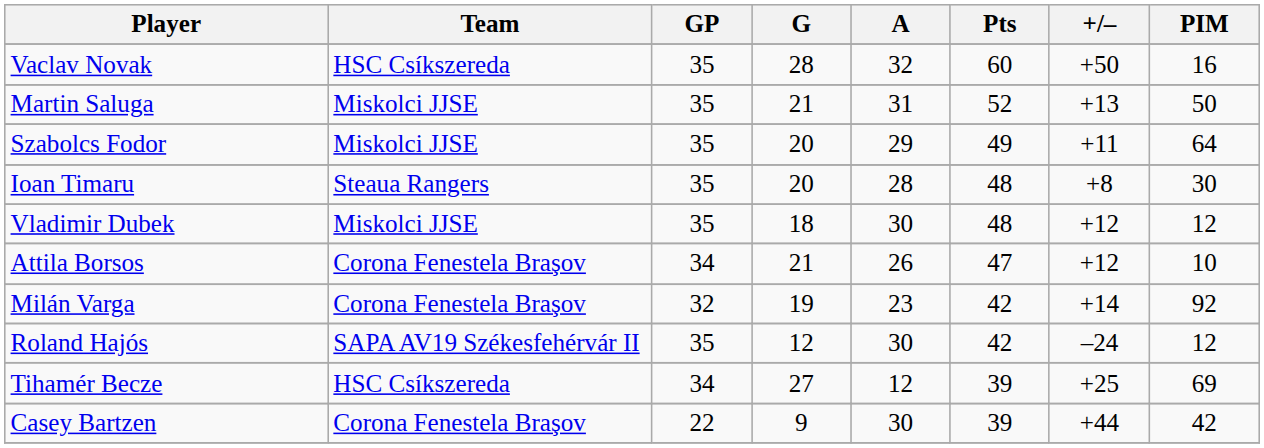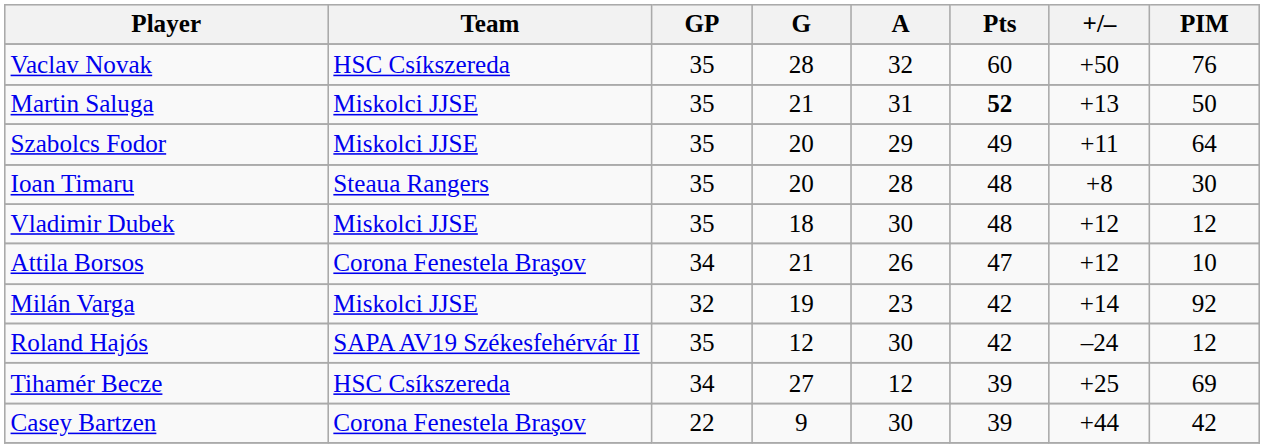(1204, 64) 16 -> (1204, 64) 76
(1000, 104) normal -> (1000, 104) bold
(460, 303) Corona Fenestela Braşov -> (406, 303) Miskolci JJSE
